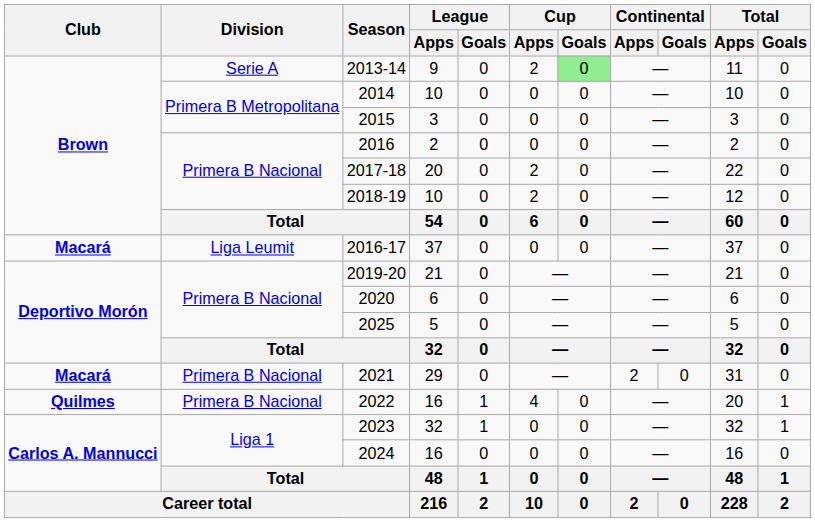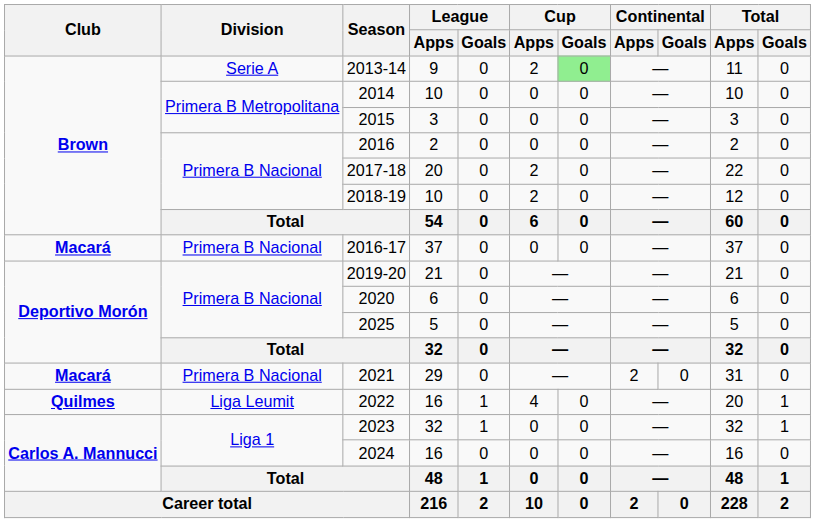(252, 247) Liga Leumit -> (252, 247) Primera B Nacional
(252, 401) Primera B Nacional -> (252, 401) Liga Leumit
